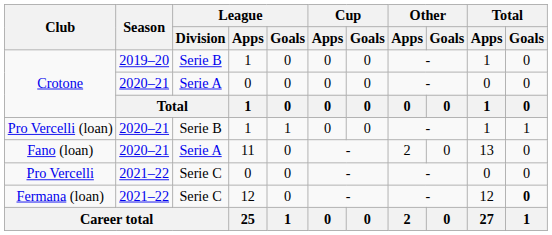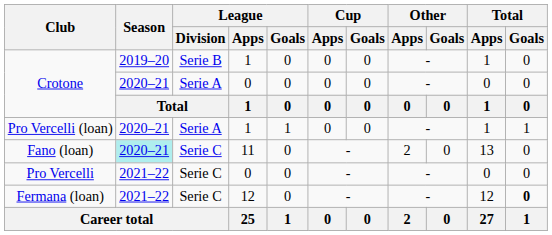(201, 128) Serie B -> (201, 128) Serie A
(144, 151) no background -> (144, 151) paleturquoise background
(201, 151) Serie A -> (201, 151) Serie C
